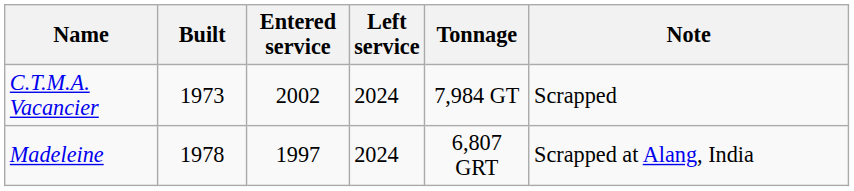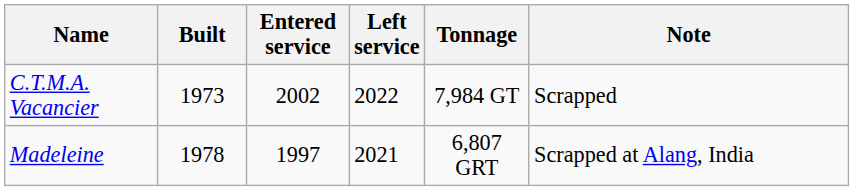(376, 94) 2024 -> (376, 94) 2022
(376, 155) 2024 -> (376, 155) 2021
